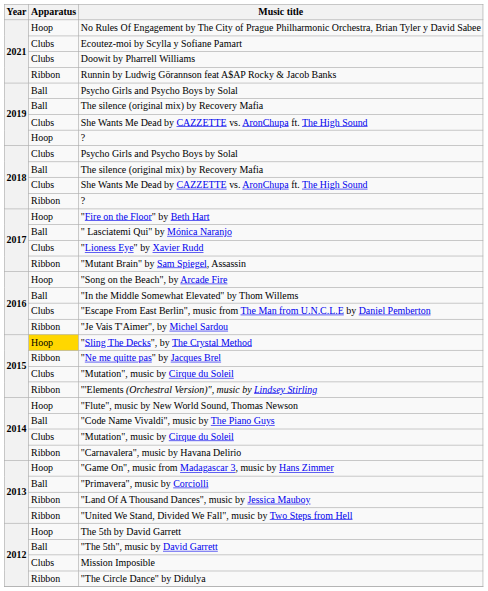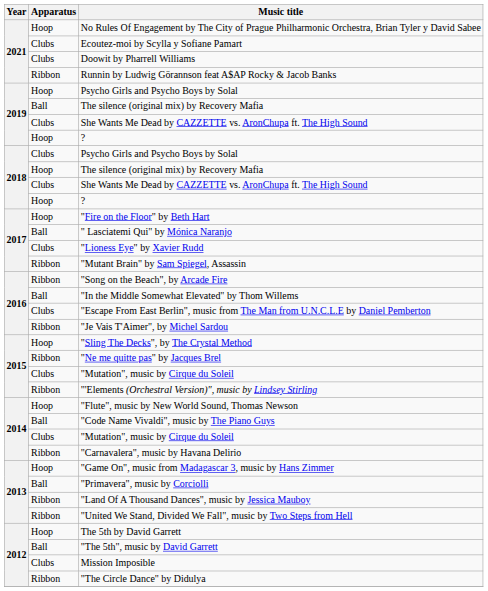(39, 91) Ball -> (42, 91) Hoop
(39, 169) Ball -> (42, 169) Hoop
(46, 201) Ribbon -> (42, 201) Hoop
(42, 279) Hoop -> (46, 279) Ribbon
(42, 342) gold background -> (42, 342) no background
